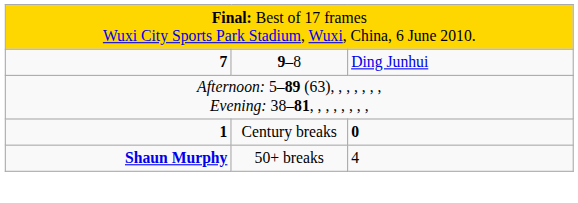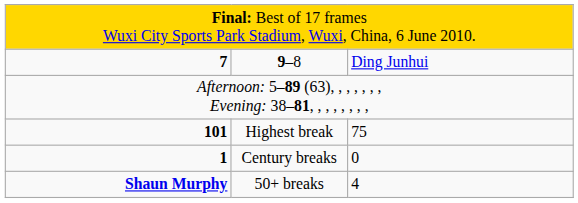+ row: (289, 132)
(355, 132) bold -> (355, 158) normal
